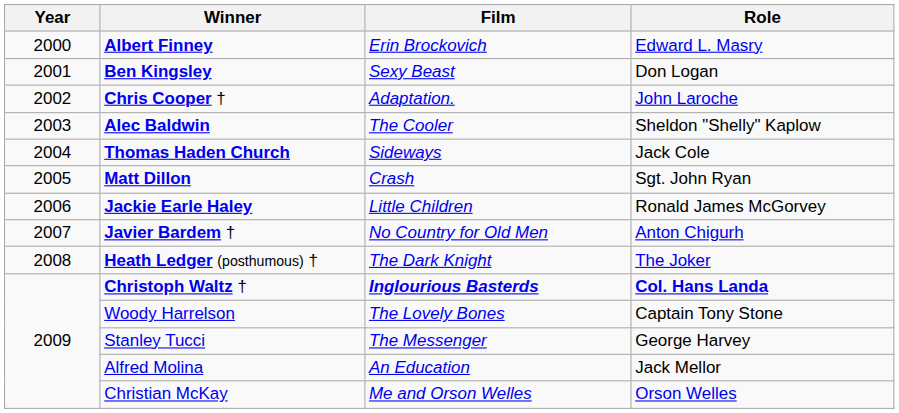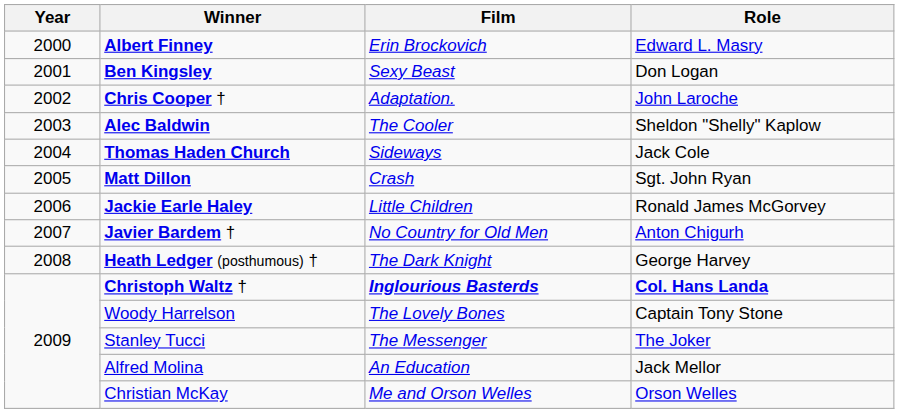(673, 260) The Joker -> (693, 260) George Harvey
(693, 340) George Harvey -> (673, 340) The Joker
